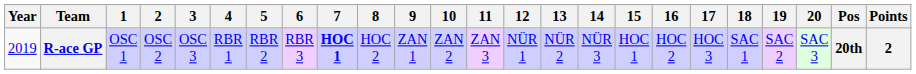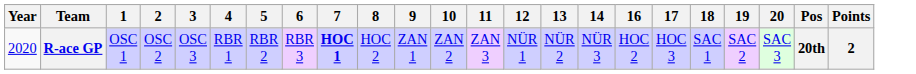- column: (634, 15)
(22, 48) 2019 -> (22, 48) 2020
